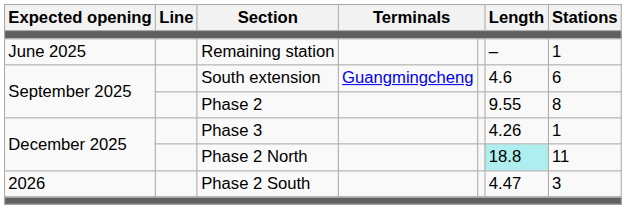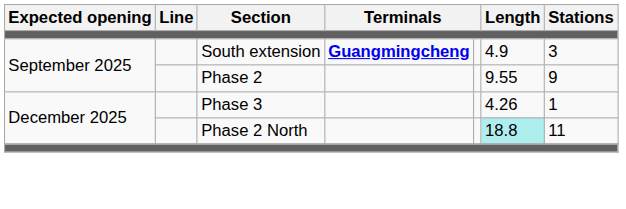- row: (47, 51)
(408, 78) normal -> (399, 51) bold
(500, 78) 4.6 -> (497, 51) 4.9
(557, 78) 6 -> (553, 51) 3
(557, 104) 8 -> (553, 78) 9
- row: (27, 183)
